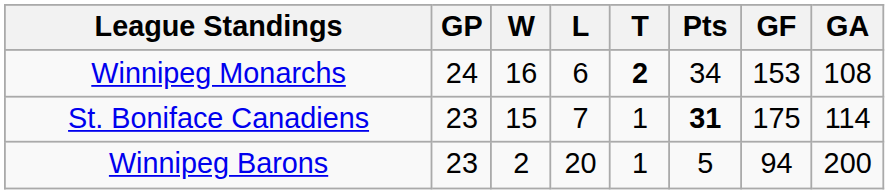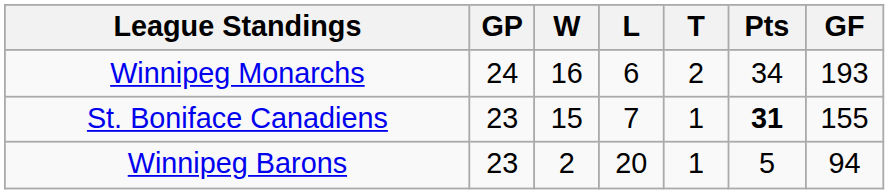- column: (848, 27)
(640, 73) bold -> (696, 73) normal
(776, 73) 153 -> (845, 73) 193
(776, 118) 175 -> (845, 118) 155
